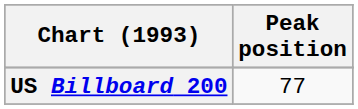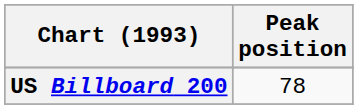(293, 86) 77 -> (293, 86) 78
